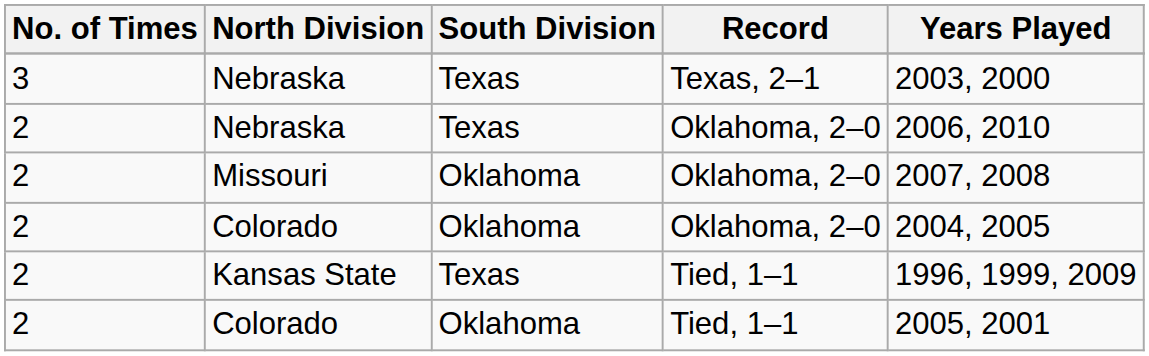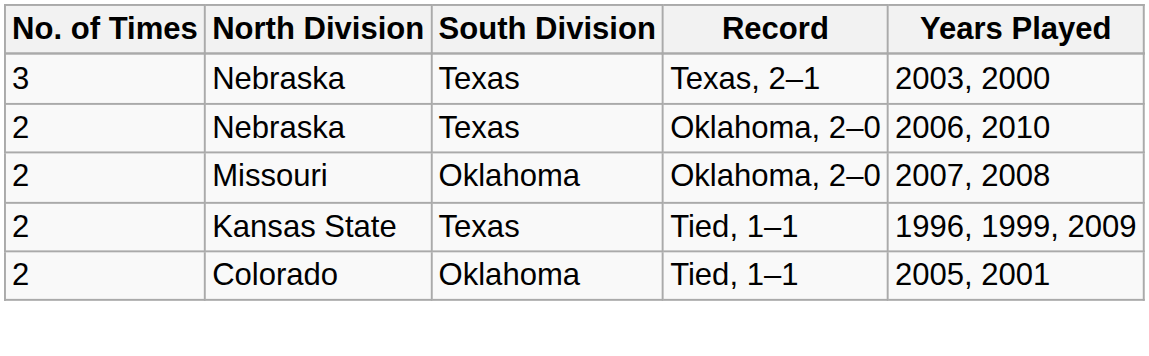- row: (275, 226)
